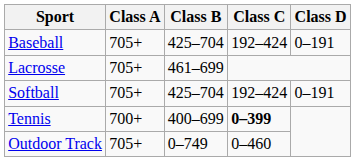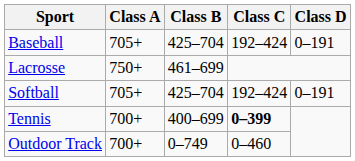(126, 67) 705+ -> (126, 67) 750+
(126, 144) 705+ -> (126, 144) 700+
